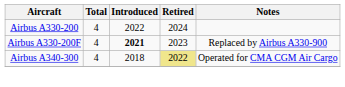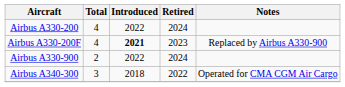+ row: (44, 58)
(96, 58) 4 -> (96, 74) 3
(178, 58) khaki background -> (178, 74) no background
